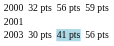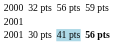(14, 35) 2003 -> (14, 35) 2001
(97, 35) normal -> (98, 35) bold
